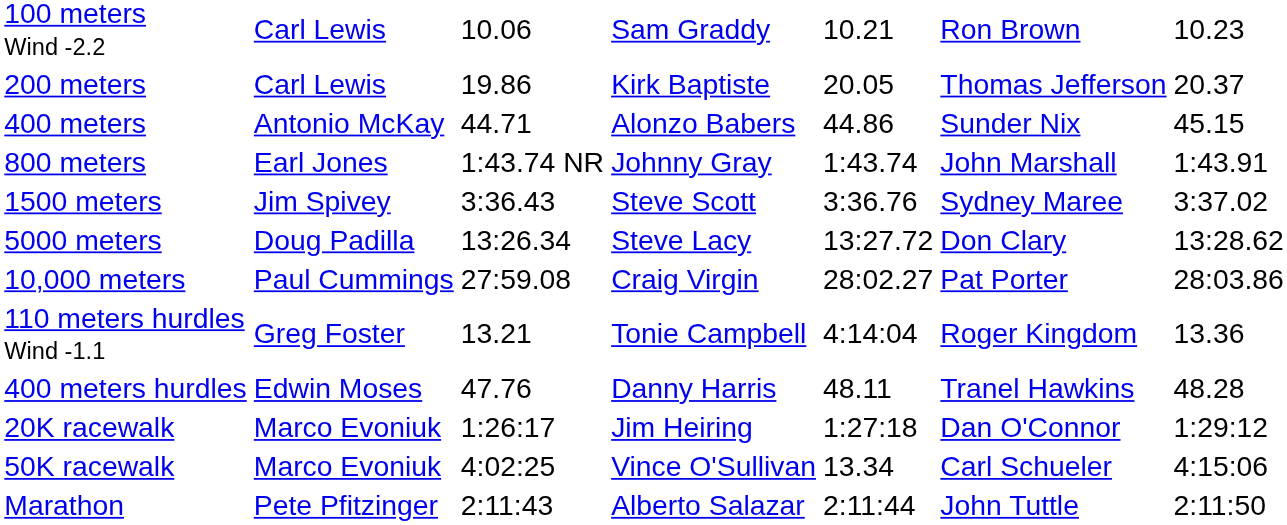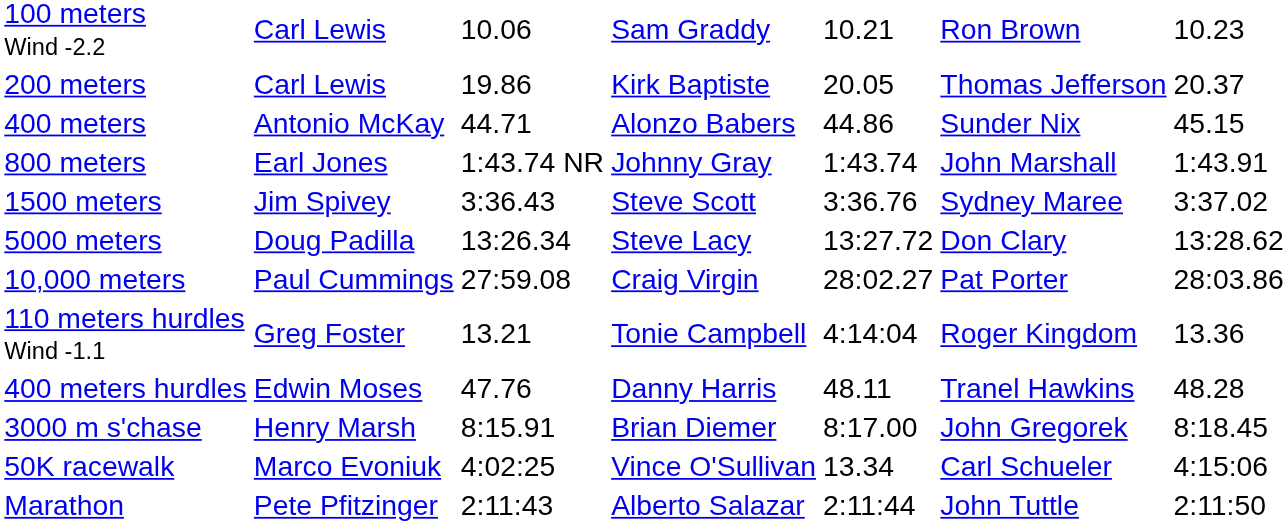+ row: (103, 428)
- row: (89, 428)
